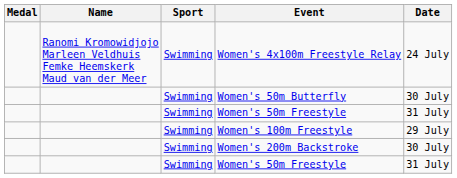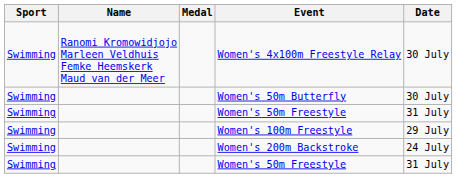columns swapped: (22, 13) <-> (188, 13)
(428, 54) 24 July -> (428, 54) 30 July
(428, 147) 30 July -> (428, 147) 24 July
